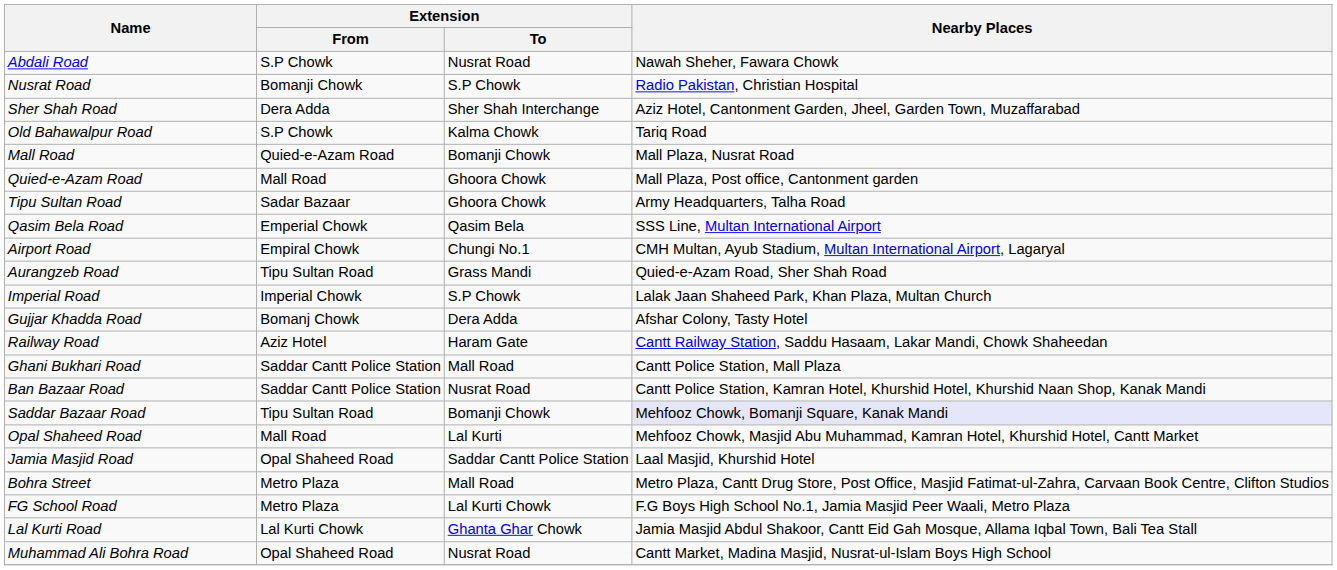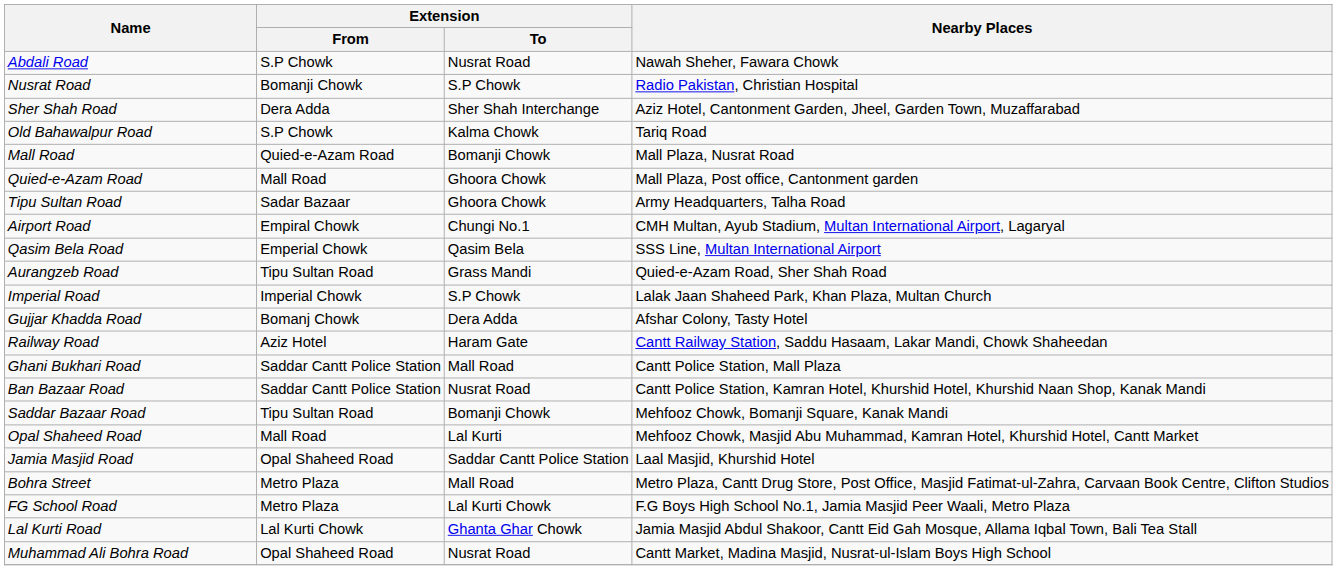rows swapped: (66, 226) <-> (49, 249)
(792, 413) lavender background -> (792, 413) no background
